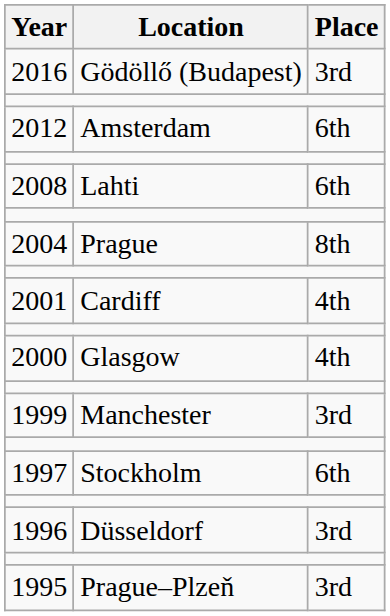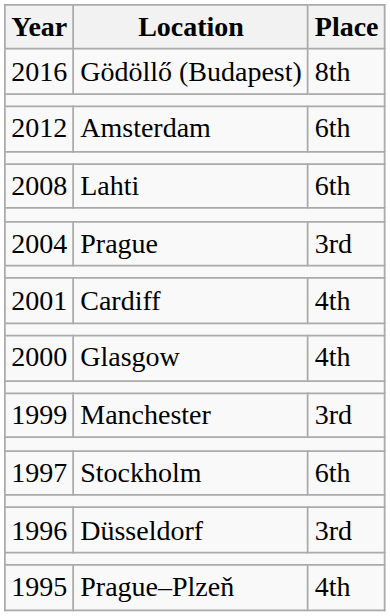(333, 71) 3rd -> (333, 71) 8th
(333, 243) 8th -> (333, 243) 3rd
(333, 586) 3rd -> (333, 586) 4th
